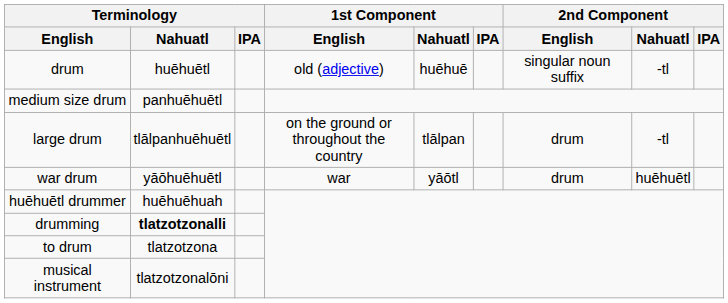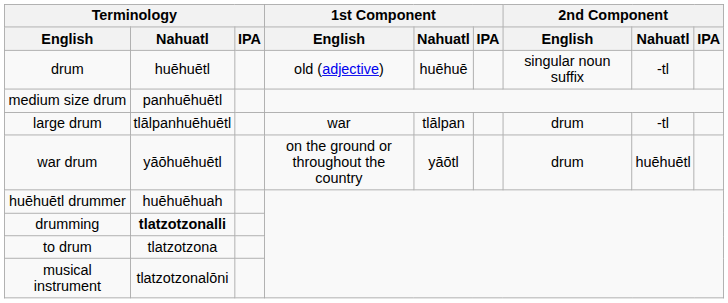(339, 139) on the ground or throughout the country -> (339, 123) war
(339, 178) war -> (339, 162) on the ground or throughout the country
